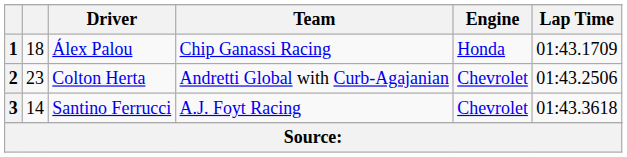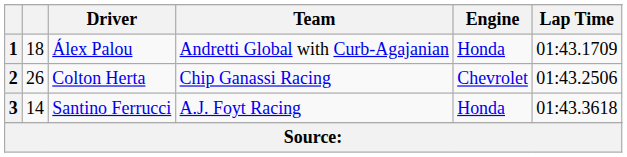(255, 49) Chip Ganassi Racing -> (314, 49) Andretti Global with Curb-Agajanian
(35, 78) 23 -> (35, 78) 26
(314, 78) Andretti Global with Curb-Agajanian -> (255, 78) Chip Ganassi Racing
(493, 108) Chevrolet -> (481, 108) Honda
